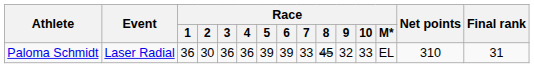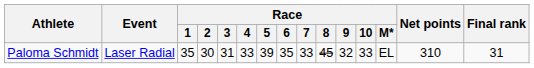(188, 53) 36 -> (188, 53) 35
(227, 53) 36 -> (227, 53) 31
(247, 53) 36 -> (247, 53) 33
(287, 53) 39 -> (287, 53) 35
